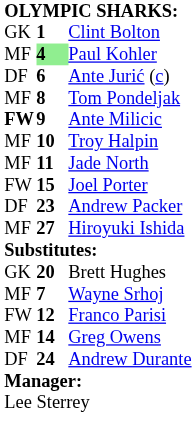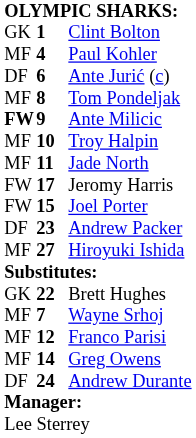(41, 54) lightgreen background -> (41, 54) no background
+ row: (121, 184)
(46, 271) 20 -> (46, 293) 22
(18, 315) FW -> (18, 337) MF
